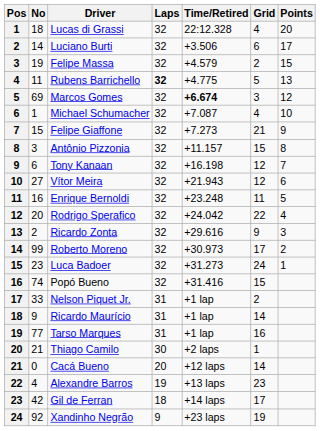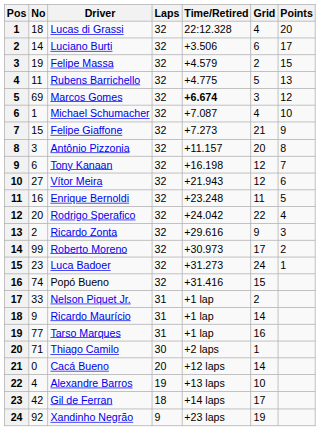(161, 80) bold -> (161, 80) normal
(259, 148) 15 -> (259, 148) 20
(37, 350) 21 -> (37, 350) 71
(259, 384) 23 -> (259, 384) 10
